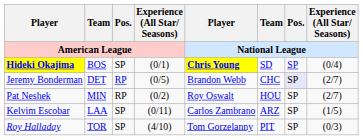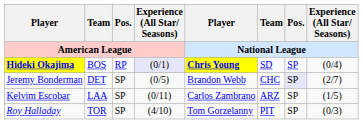(120, 65) SP -> (121, 65) RP
(160, 65) no background -> (160, 65) lavender background
(121, 80) RP -> (120, 80) SP
- row: (29, 96)
